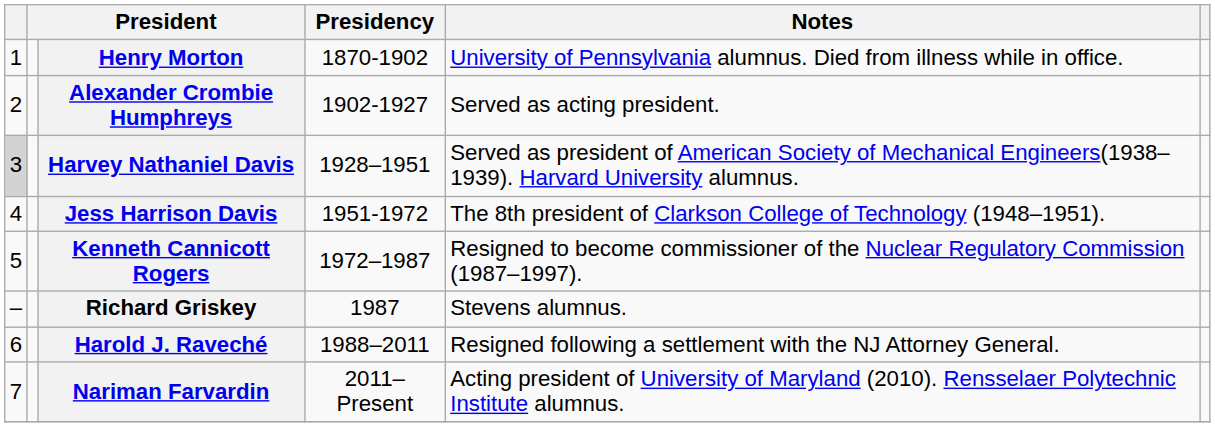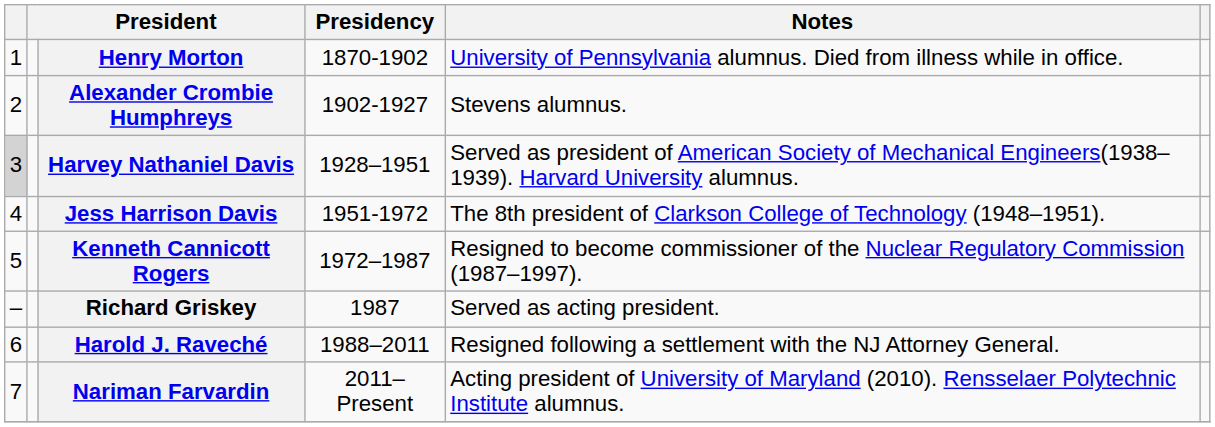(585, 105) Served as acting president. -> (539, 105) Stevens alumnus.
(539, 308) Stevens alumnus. -> (585, 308) Served as acting president.
